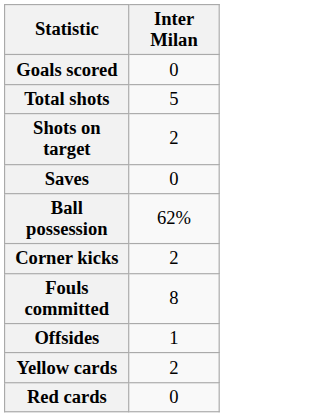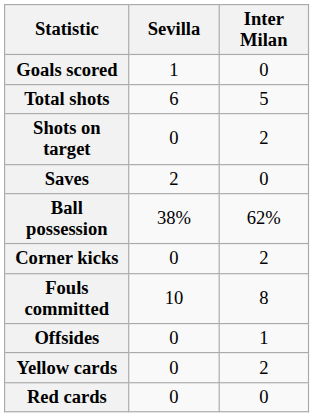+ column: (174, 29)
